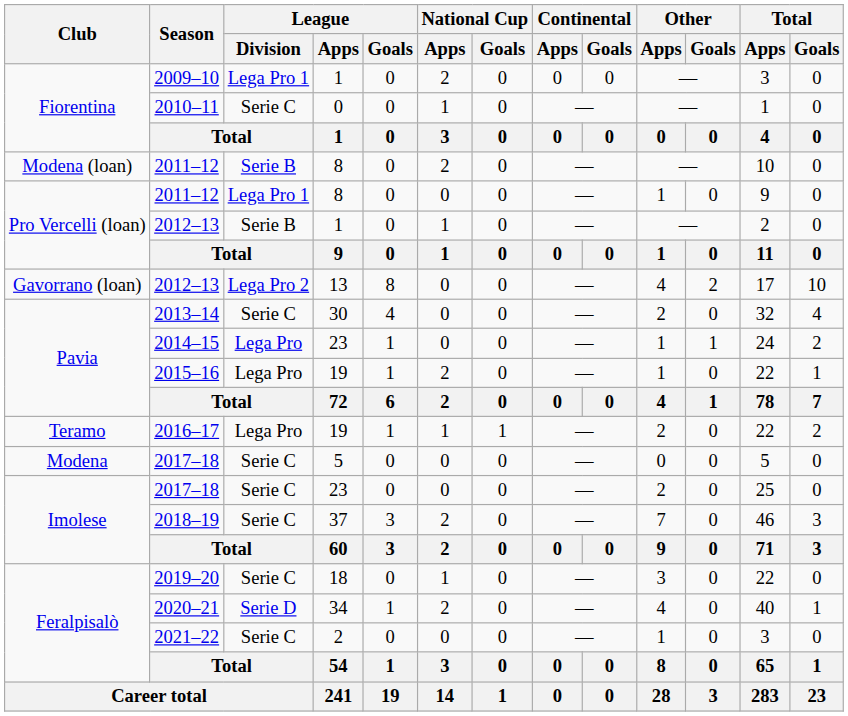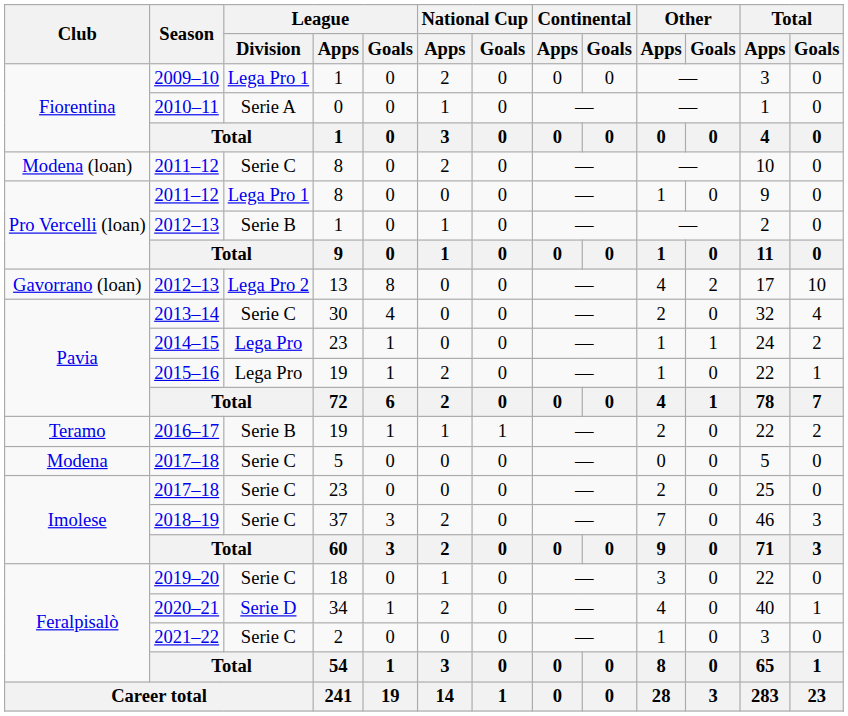(268, 107) Serie C -> (268, 107) Serie A
(268, 166) Serie B -> (268, 166) Serie C
(268, 431) Lega Pro -> (268, 431) Serie B
